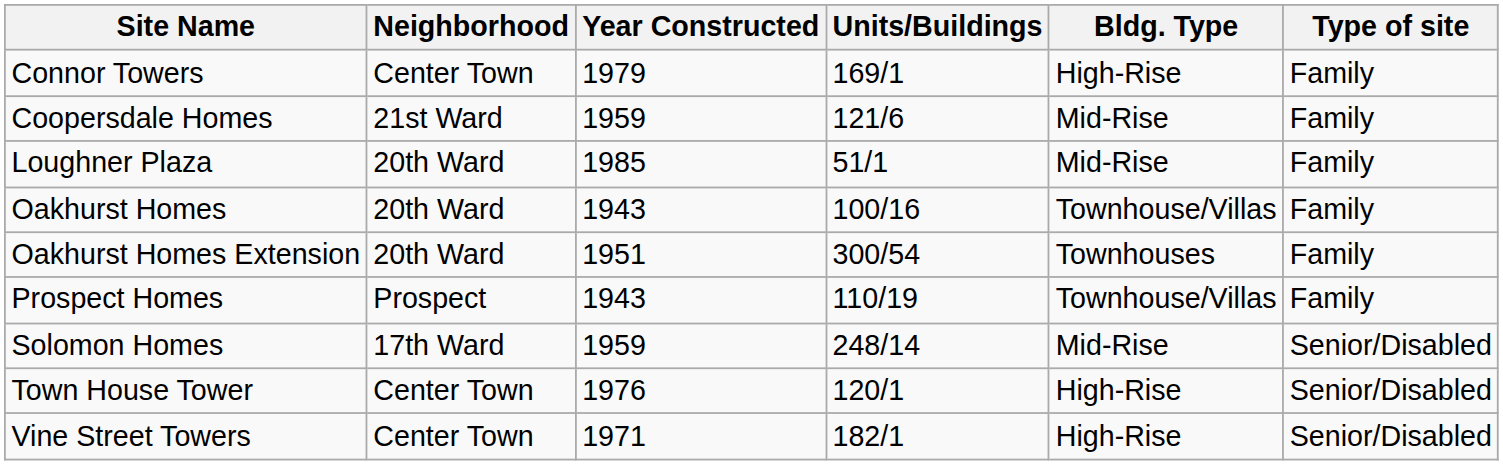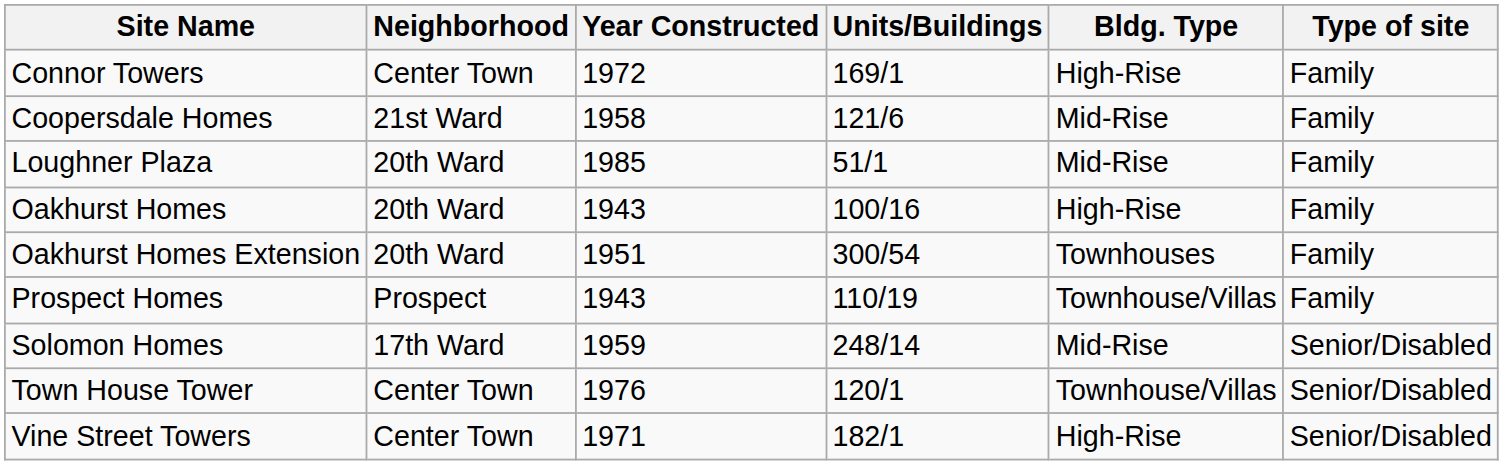(614, 72) 1979 -> (614, 72) 1972
(614, 118) 1959 -> (614, 118) 1958
(1166, 208) Townhouse/Villas -> (1119, 208) High-Rise
(1119, 390) High-Rise -> (1166, 390) Townhouse/Villas
